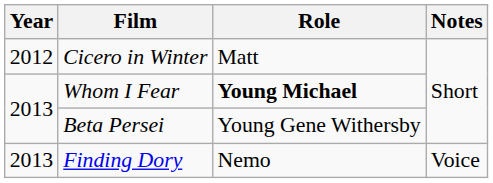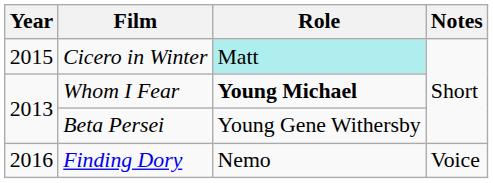(31, 56) 2012 -> (31, 56) 2015
(238, 56) no background -> (238, 56) paleturquoise background
(31, 159) 2013 -> (31, 159) 2016
